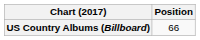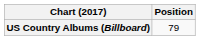(174, 27) 66 -> (174, 27) 79
